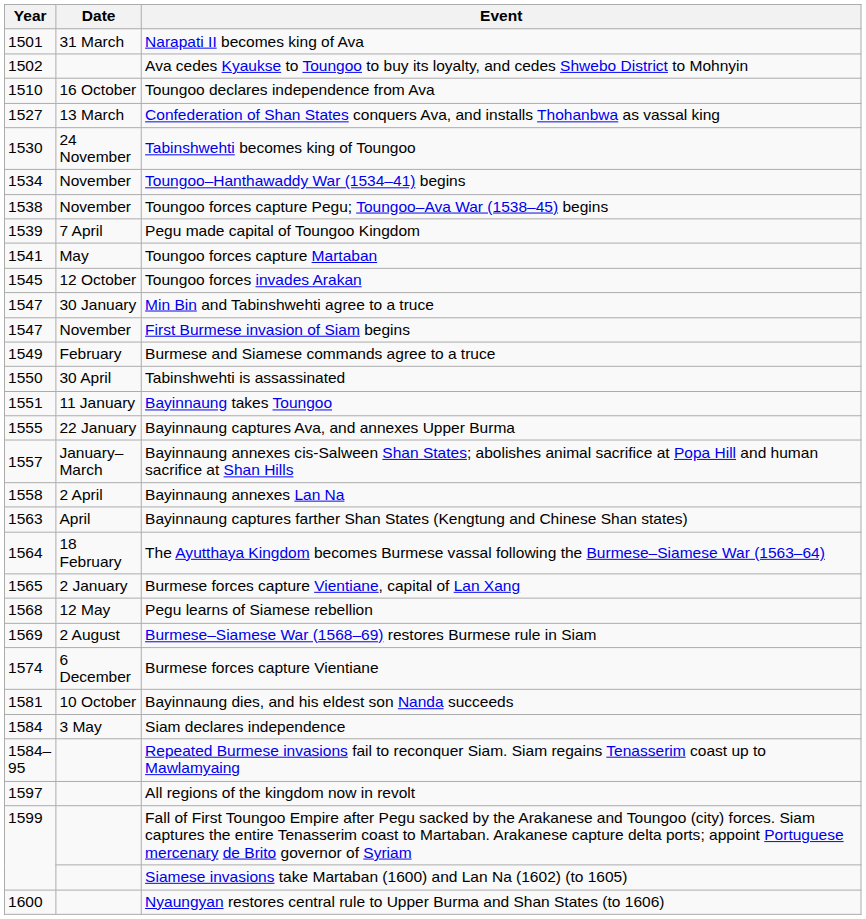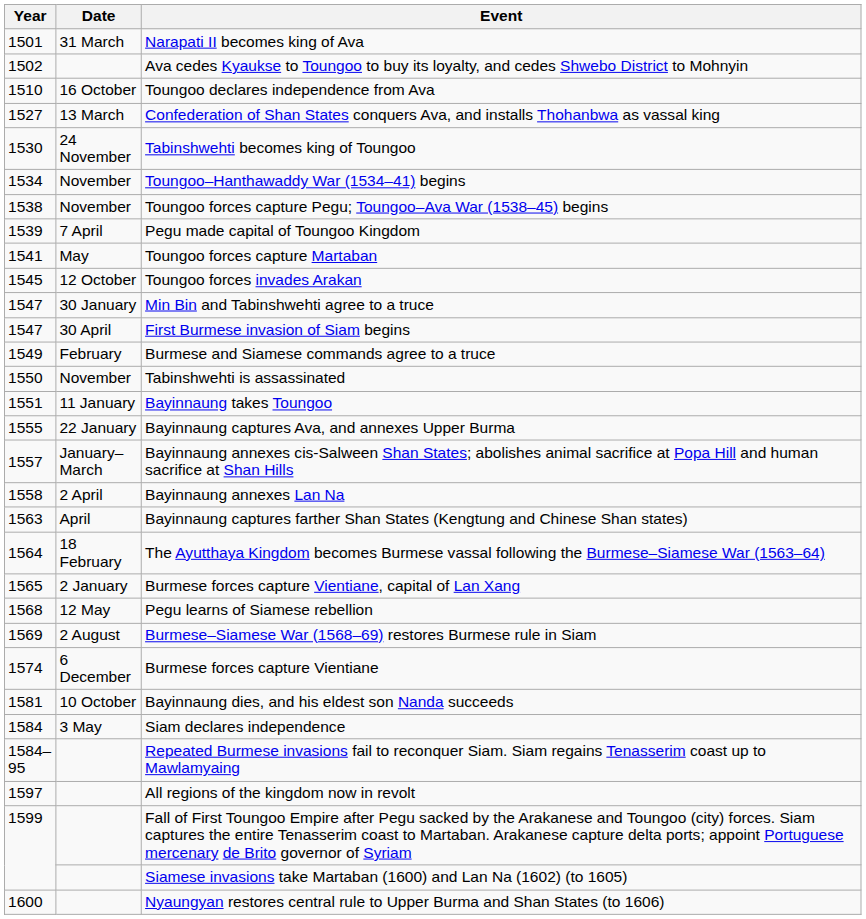(95, 329) November -> (85, 329) 30 April
(85, 378) 30 April -> (95, 378) November
